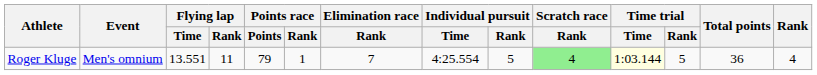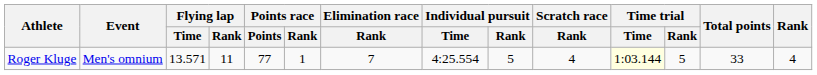(187, 58) 13.551 -> (187, 58) 13.571
(265, 58) 79 -> (265, 58) 77
(572, 58) lightgreen background -> (572, 58) no background
(737, 58) 36 -> (737, 58) 33
